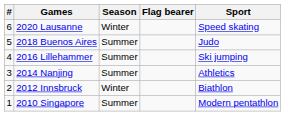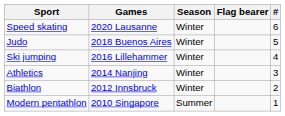columns swapped: (9, 12) <-> (238, 12)
(119, 42) Summer -> (190, 42) Winter
(119, 57) Summer -> (190, 57) Winter
(119, 73) Summer -> (190, 73) Winter
